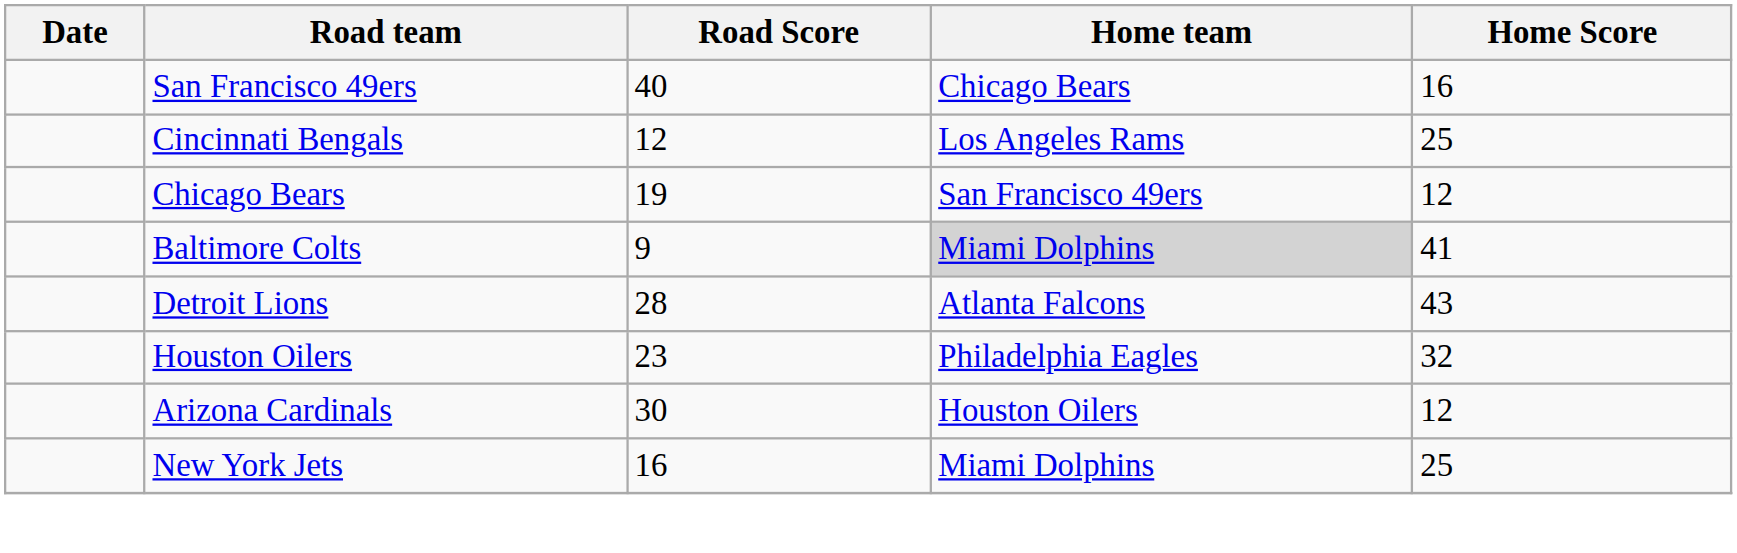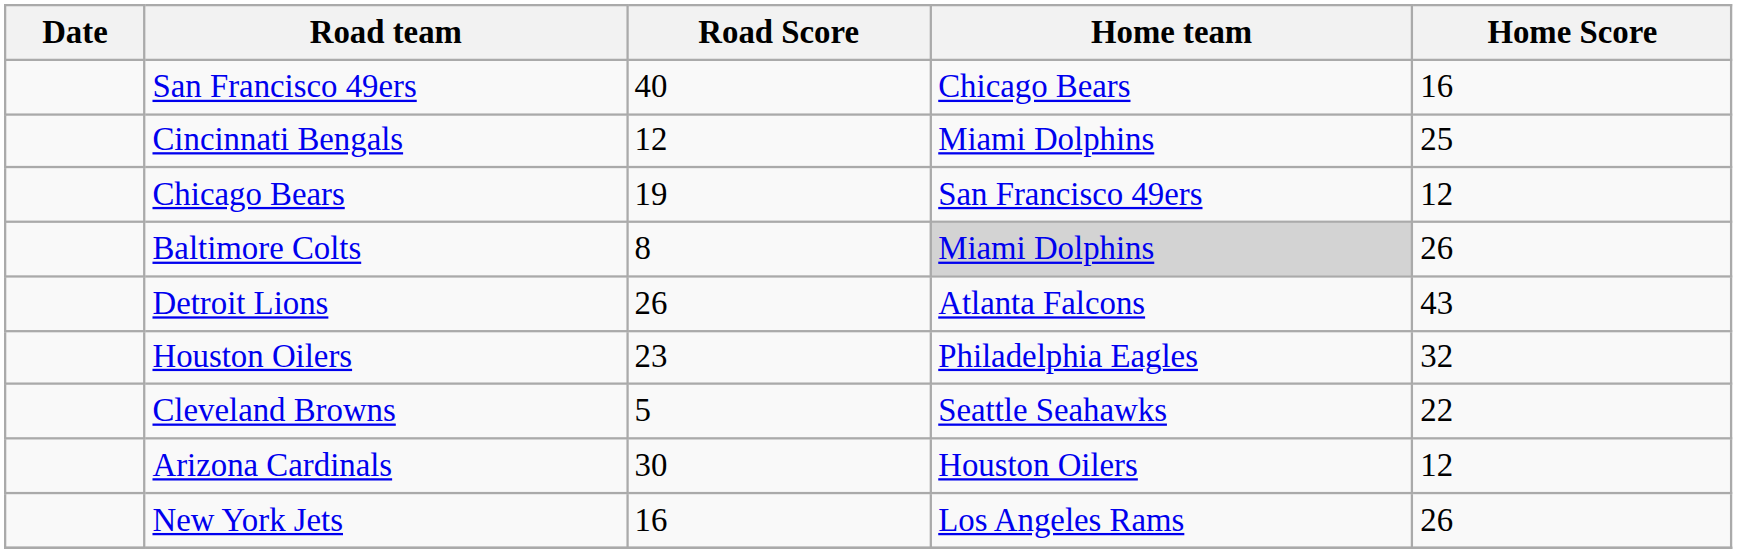(1061, 140) Los Angeles Rams -> (1046, 140) Miami Dolphins
(643, 248) 9 -> (643, 248) 8
(1437, 248) 41 -> (1437, 248) 26
(651, 302) 28 -> (651, 302) 26
+ row: (274, 411)
(1046, 465) Miami Dolphins -> (1061, 519) Los Angeles Rams
(1437, 465) 25 -> (1437, 519) 26
